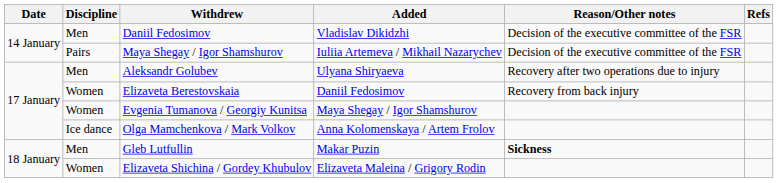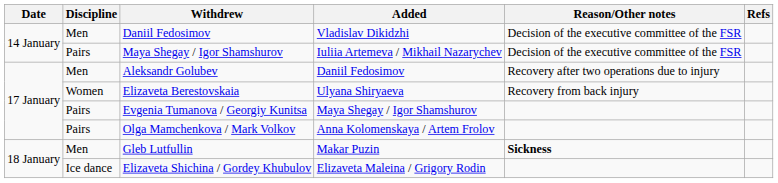(360, 71) Ulyana Shiryaeva -> (361, 71) Daniil Fedosimov
(361, 91) Daniil Fedosimov -> (360, 91) Ulyana Shiryaeva
(85, 110) Women -> (78, 110) Pairs
(89, 129) Ice dance -> (78, 129) Pairs
(85, 168) Women -> (89, 168) Ice dance
